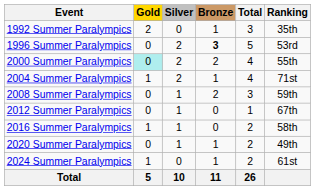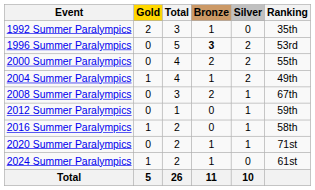columns swapped: (179, 12) <-> (250, 12)
(148, 62) paleturquoise background -> (148, 62) no background
(287, 78) 71st -> (287, 78) 49th
(287, 95) 59th -> (287, 95) 67th
(287, 111) 67th -> (287, 111) 59th
(287, 144) 49th -> (287, 144) 71st
